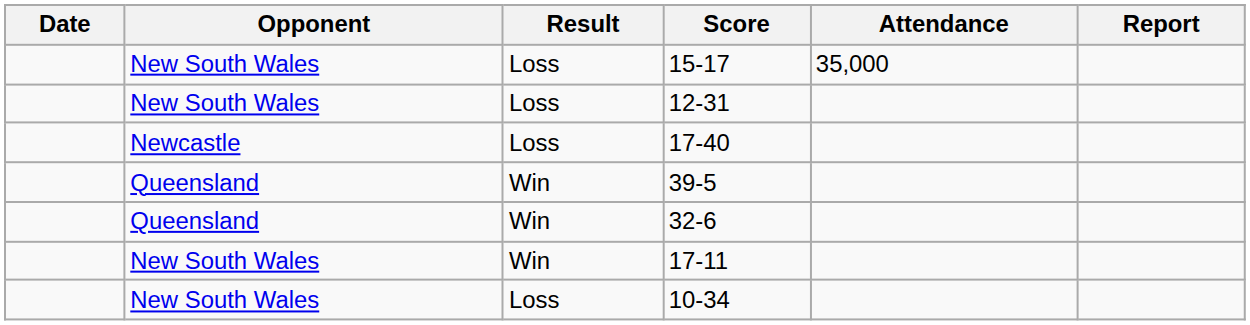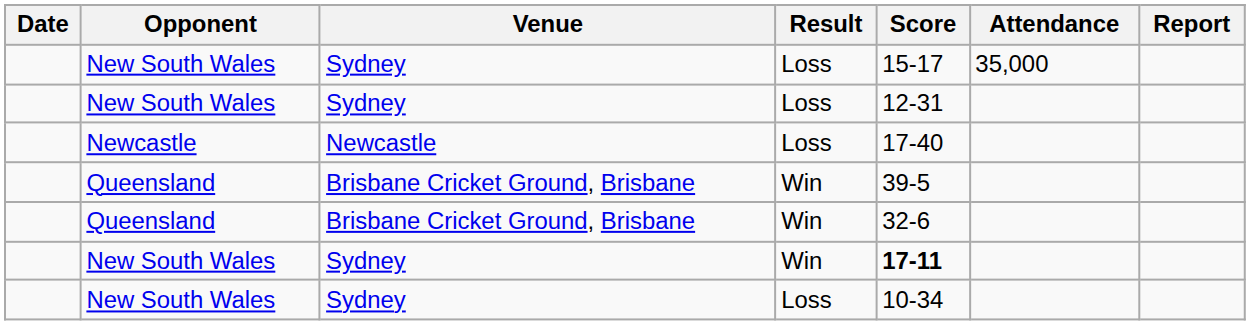+ column: (548, 25)
(698, 261) normal -> (912, 261) bold
